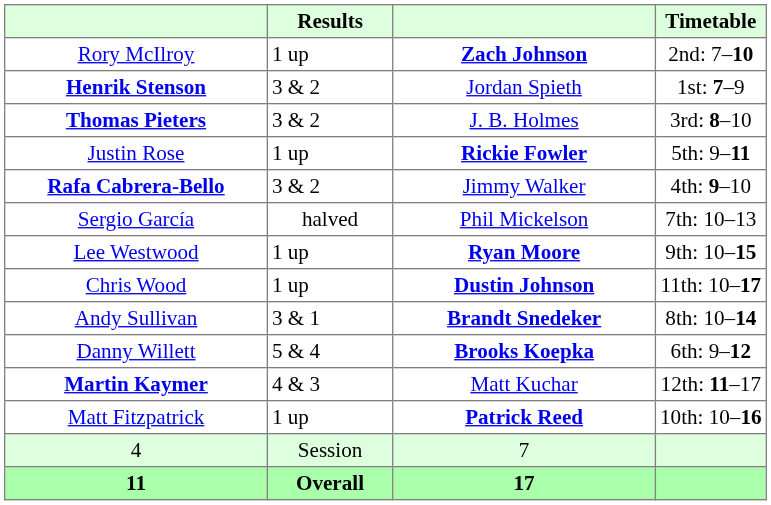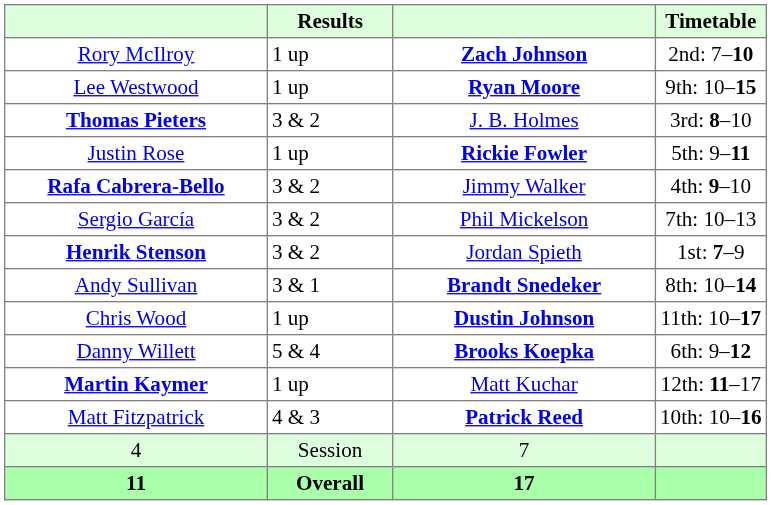rows swapped: (136, 87) <-> (136, 252)
(330, 219) halved -> (296, 219) 3 & 2
rows swapped: (136, 318) <-> (136, 284)
(296, 384) 4 & 3 -> (290, 384) 1 up
(290, 417) 1 up -> (296, 417) 4 & 3
